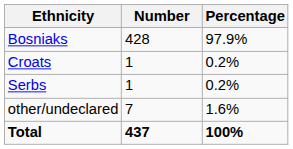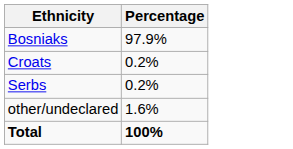- column: (162, 16)
